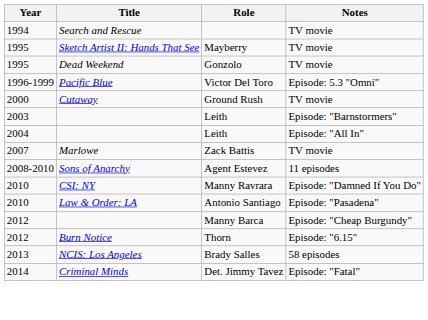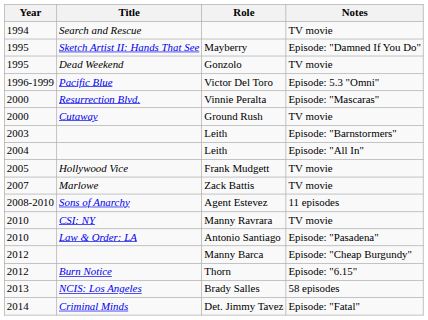(311, 47) TV movie -> (355, 47) Episode: "Damned If You Do"
+ row: (18, 99)
+ row: (18, 168)
(355, 185) Episode: "Damned If You Do" -> (311, 220) TV movie
